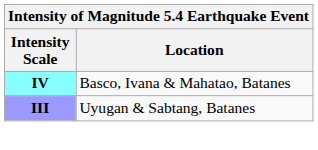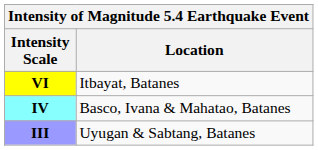+ row: (40, 83)
